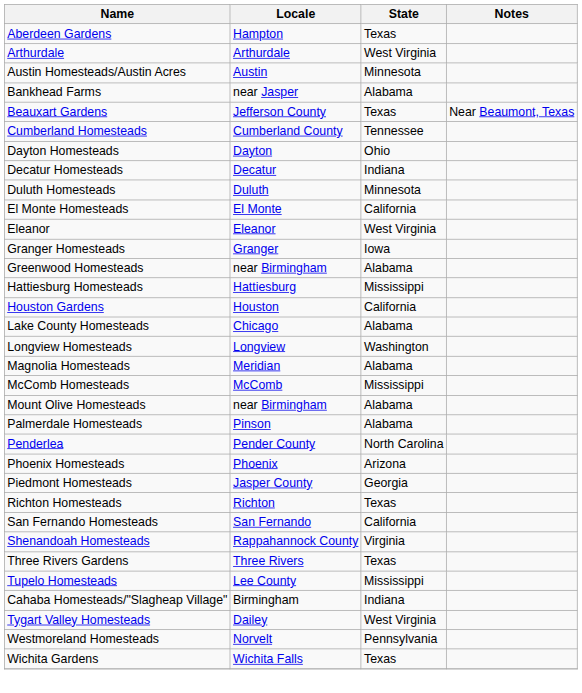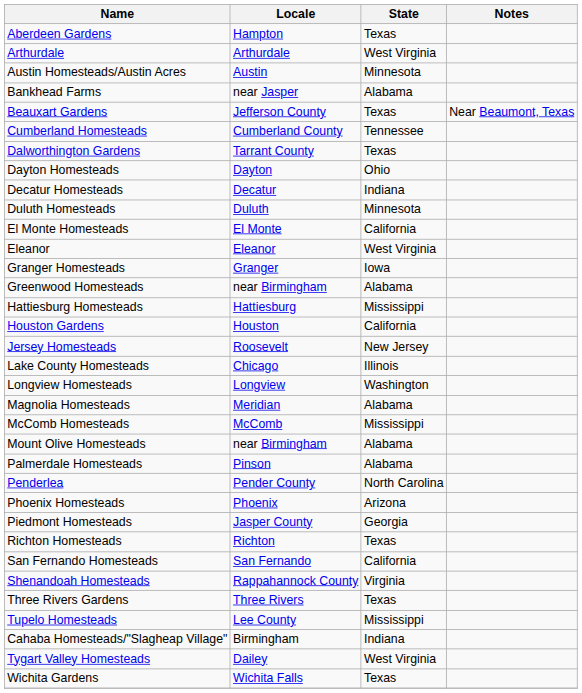+ row: (74, 151)
+ row: (62, 346)
(388, 326) Alabama -> (381, 365) Illinois
- row: (83, 639)
